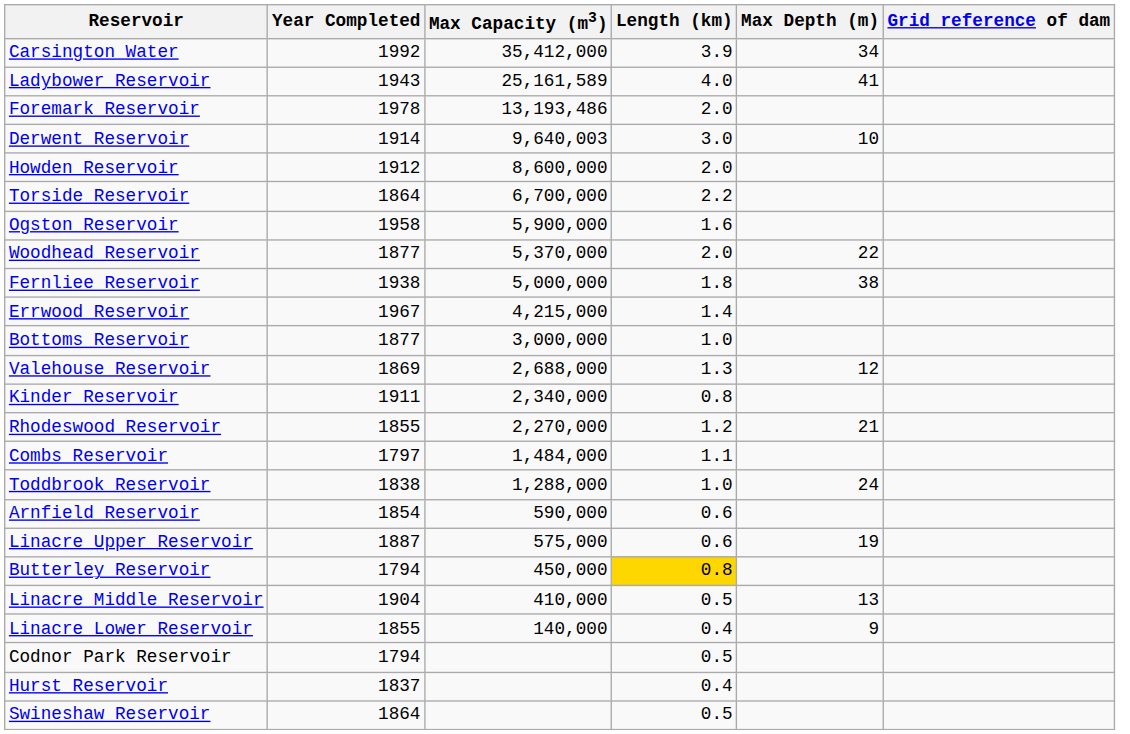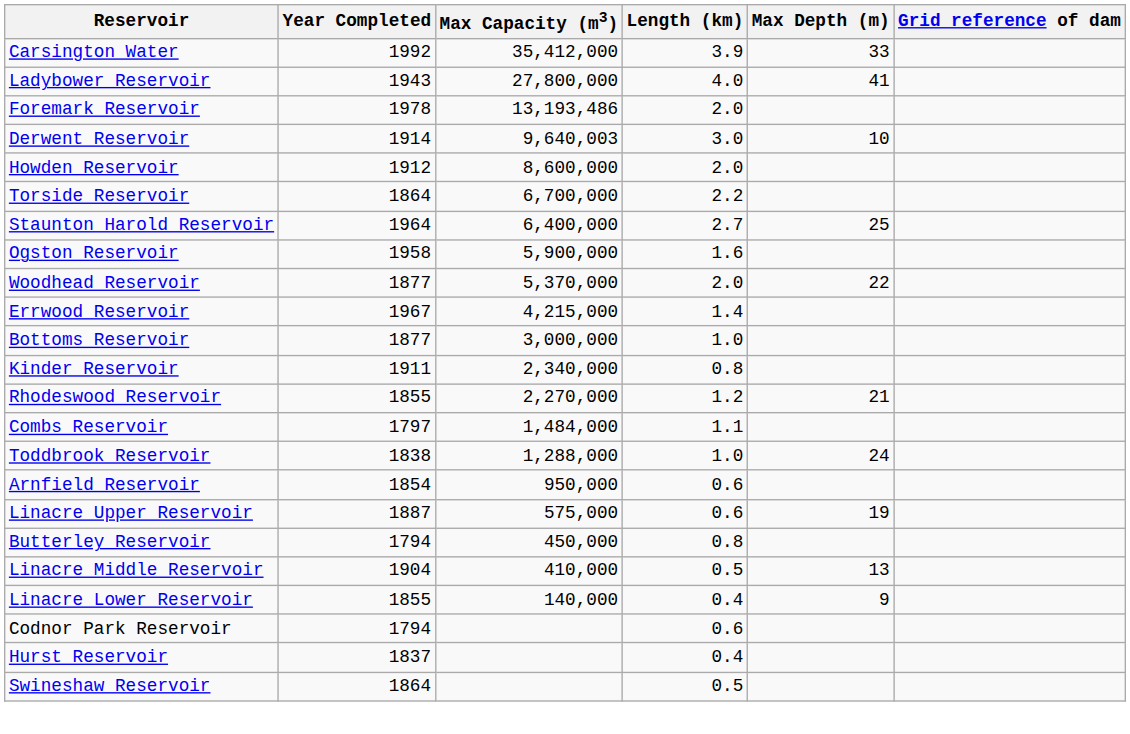(868, 52) 34 -> (879, 52) 33
(554, 81) 25,161,589 -> (565, 81) 27,800,000
+ row: (142, 225)
- row: (104, 283)
- row: (110, 369)
(570, 513) 590,000 -> (581, 485) 950,000
(717, 571) gold background -> (727, 542) no background
(717, 658) 0.5 -> (727, 629) 0.6
